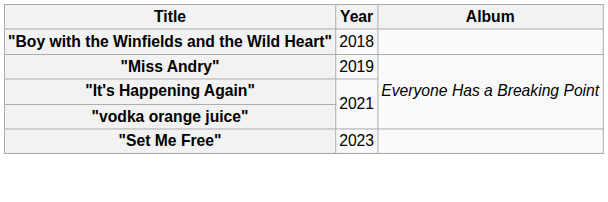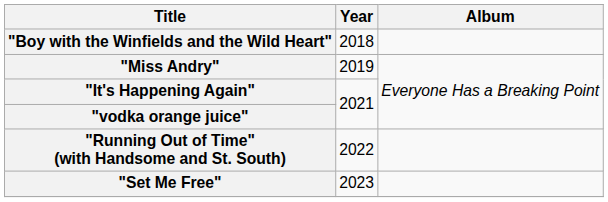+ row: (170, 150)
